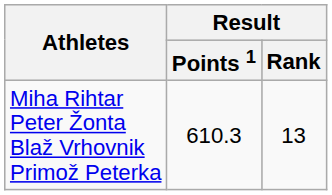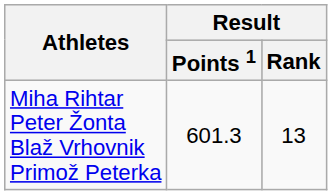(214, 136) 610.3 -> (214, 136) 601.3
